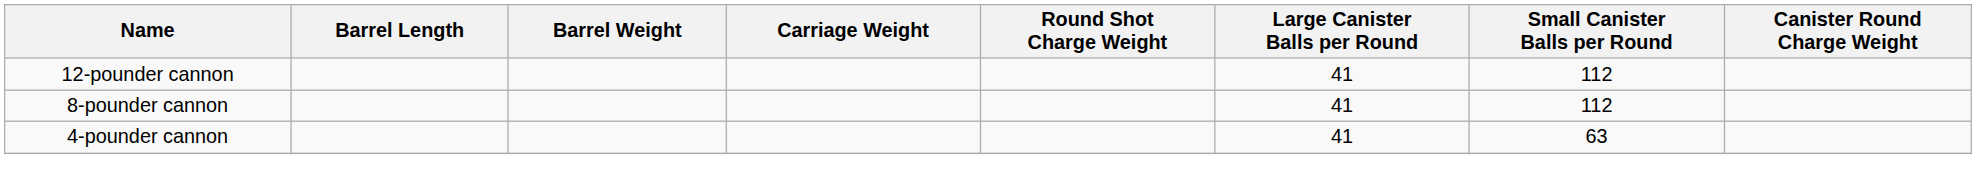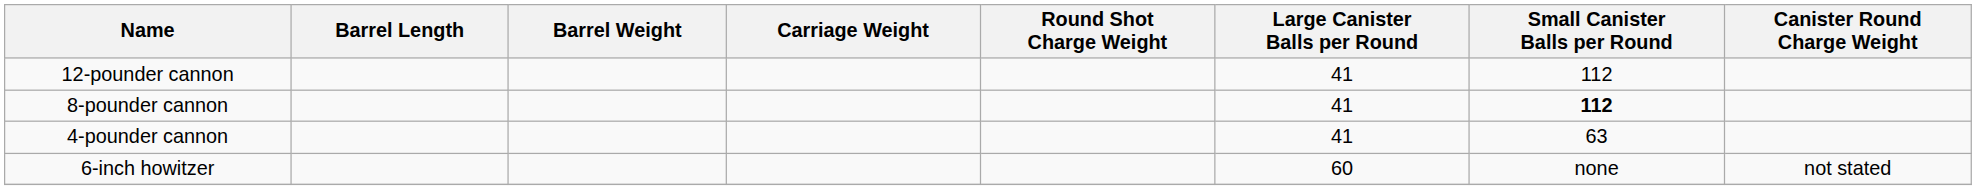(1597, 105) normal -> (1597, 105) bold
+ row: (148, 168)
